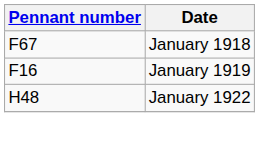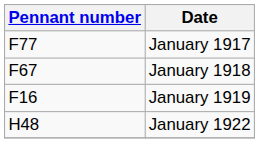+ row: (200, 44)
